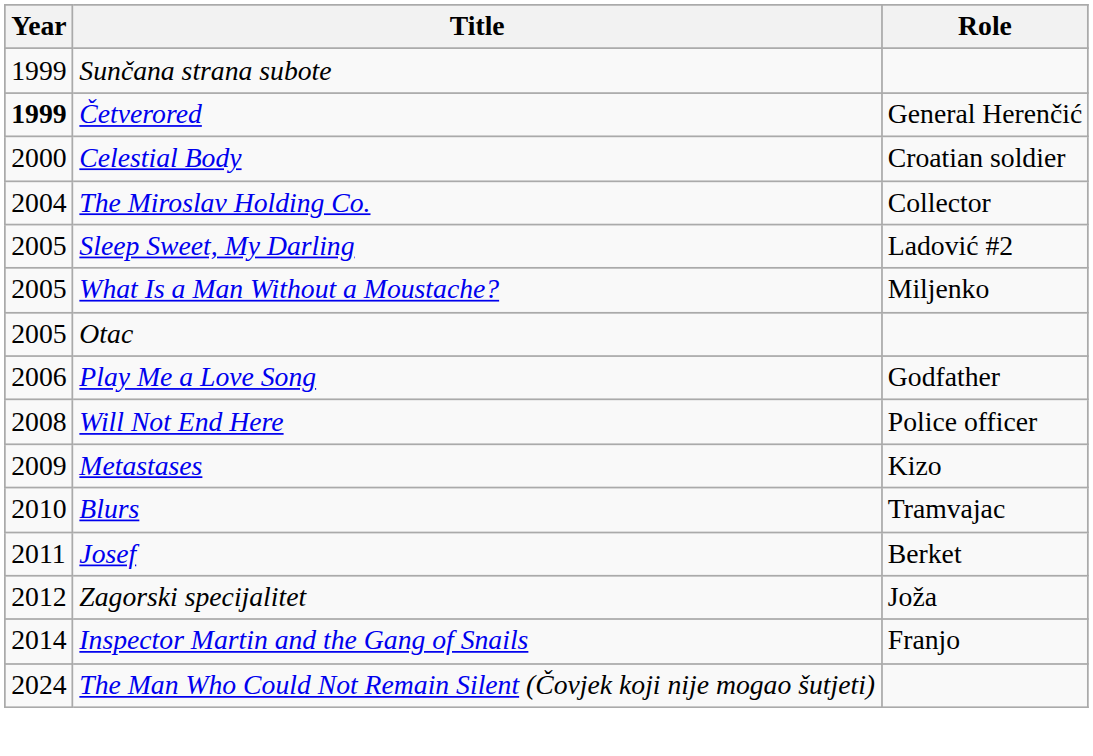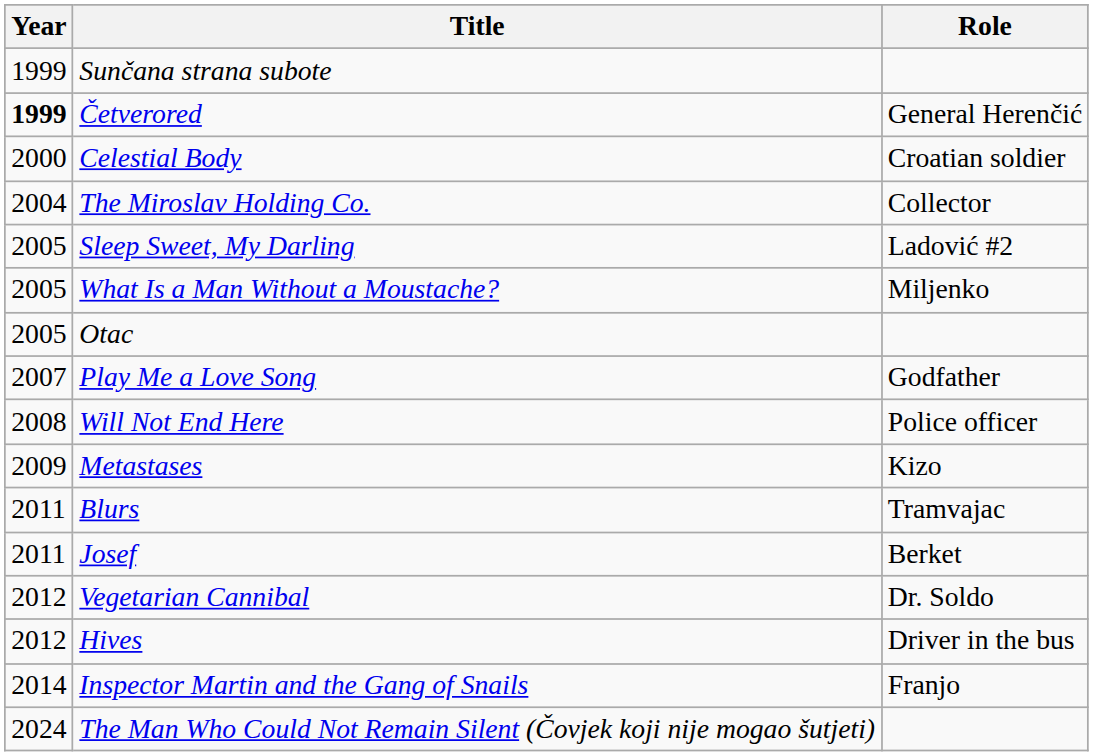(39, 377) 2006 -> (39, 377) 2007
(39, 509) 2010 -> (38, 509) 2011
+ row: (194, 597)
- row: (193, 597)
+ row: (111, 641)
